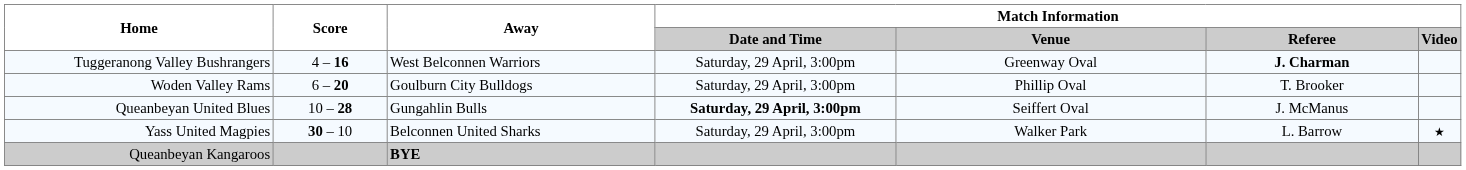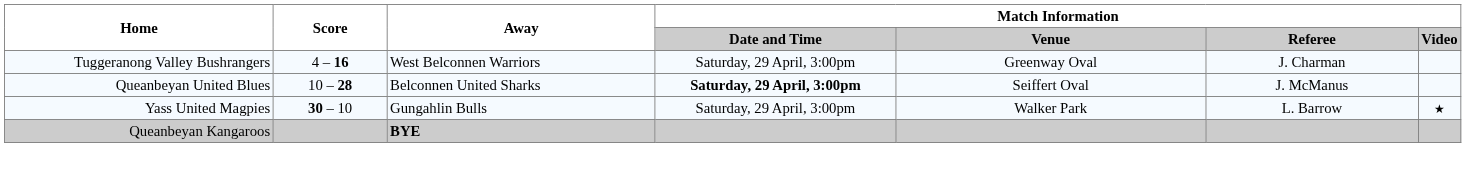(1312, 62) bold -> (1312, 62) normal
- row: (210, 84)
(439, 108) Gungahlin Bulls -> (465, 84) Belconnen United Sharks
(465, 131) Belconnen United Sharks -> (439, 108) Gungahlin Bulls
